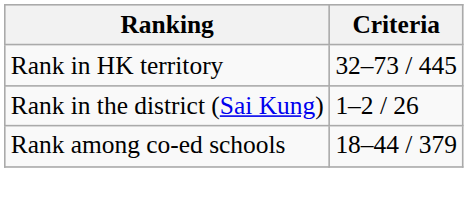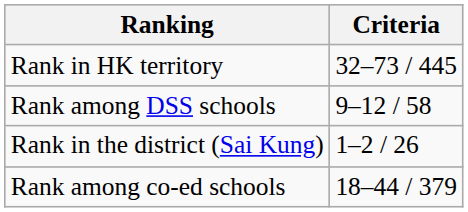+ row: (143, 105)
